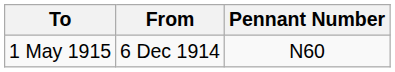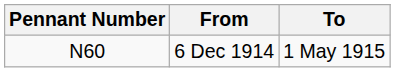columns swapped: (307, 19) <-> (60, 19)
